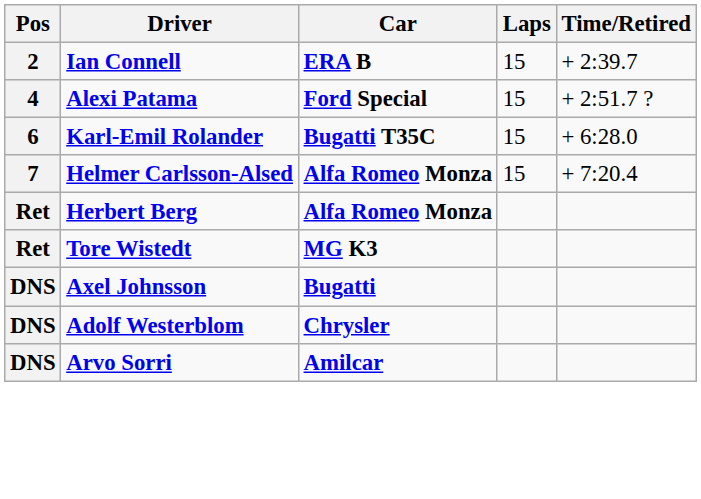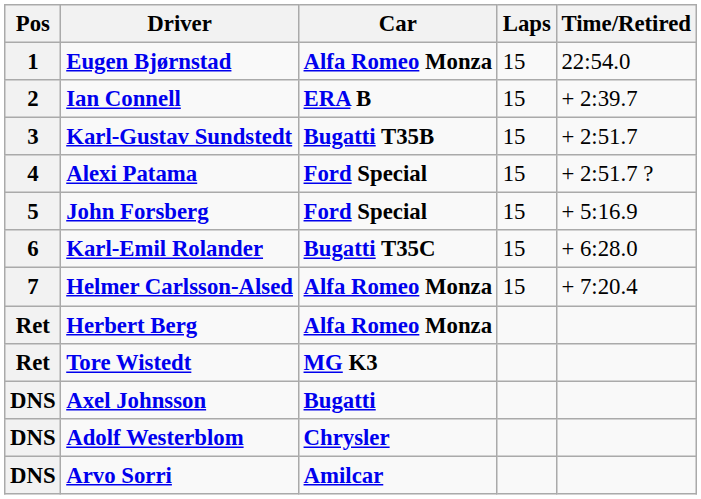+ row: (149, 61)
+ row: (179, 136)
+ row: (137, 211)
